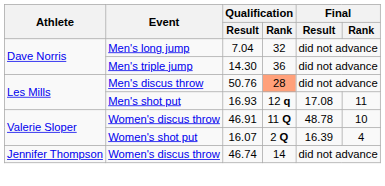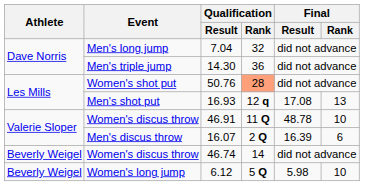(156, 84) Men's discus throw -> (132, 84) Women's shot put
(361, 101) 11 -> (340, 101) 13
(153, 137) Women's shot put -> (134, 137) Men's discus throw
(361, 137) 4 -> (340, 137) 6
(55, 155) Jennifer Thompson -> (44, 155) Beverly Weigel
+ row: (221, 172)
